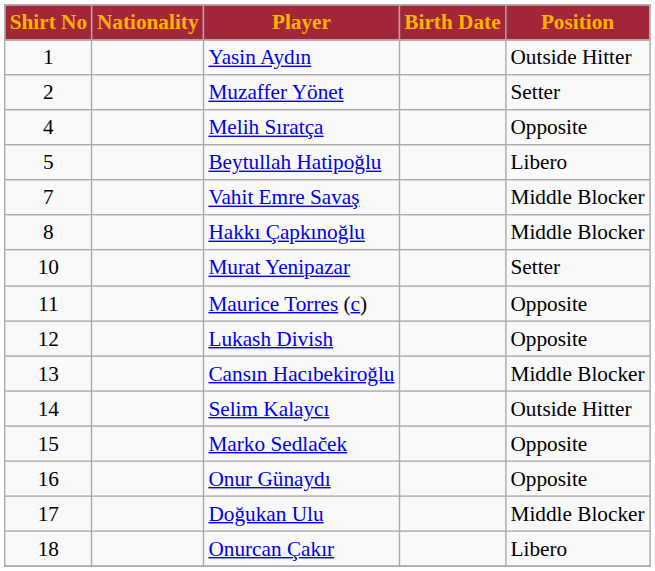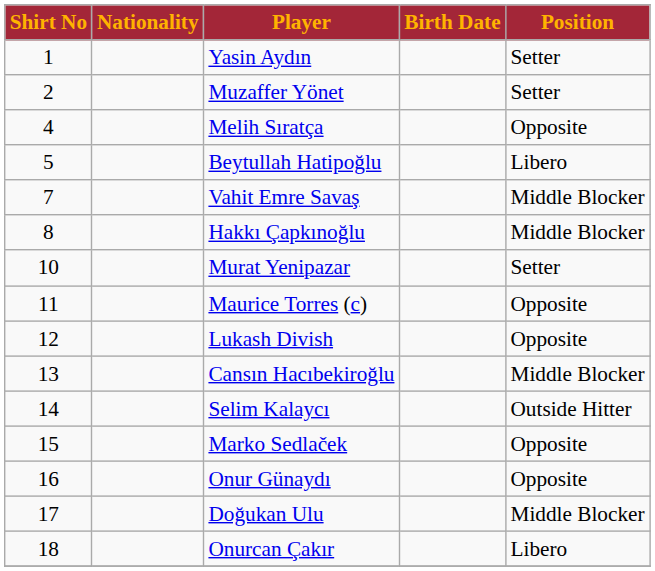(571, 57) Outside Hitter -> (535, 57) Setter
